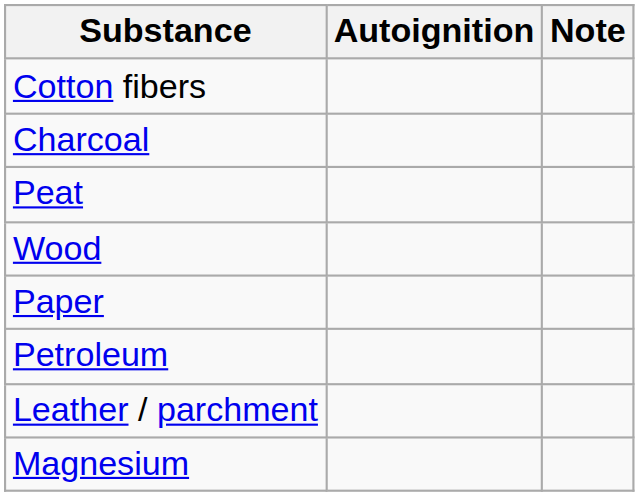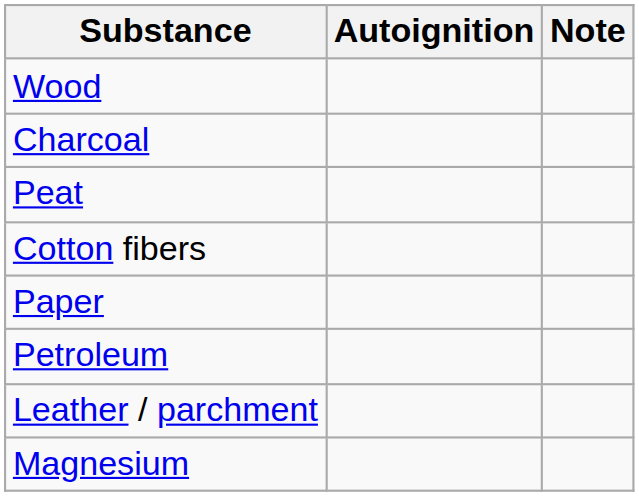rows swapped: (57, 247) <-> (110, 85)
